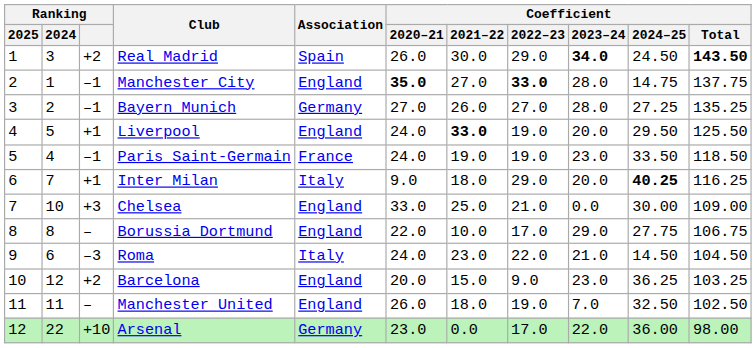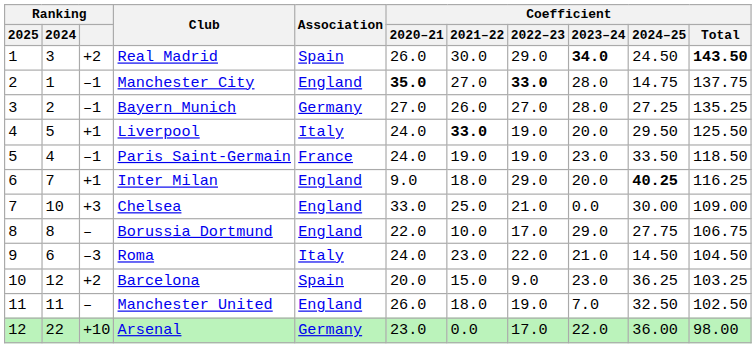(330, 132) England -> (321, 132) Italy
(321, 182) Italy -> (330, 182) England
(330, 281) England -> (321, 281) Spain
